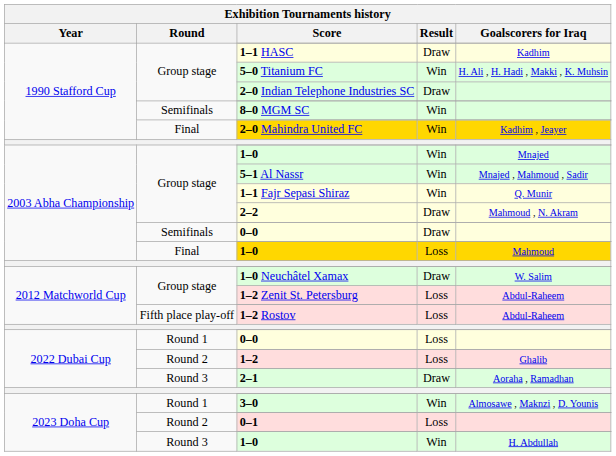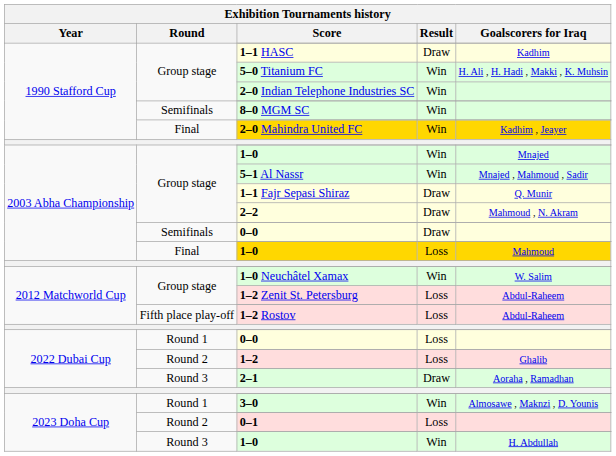(436, 91) Draw -> (436, 91) Win
(436, 193) Win -> (436, 193) Draw
(436, 276) Draw -> (436, 276) Win
